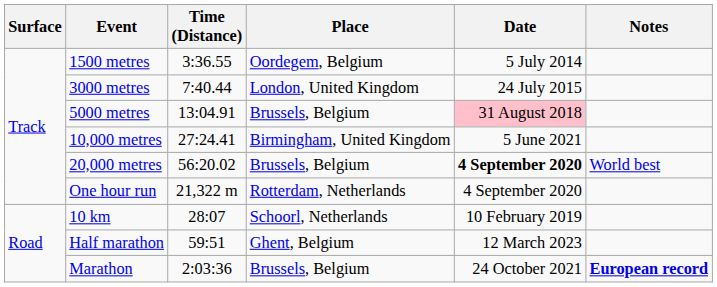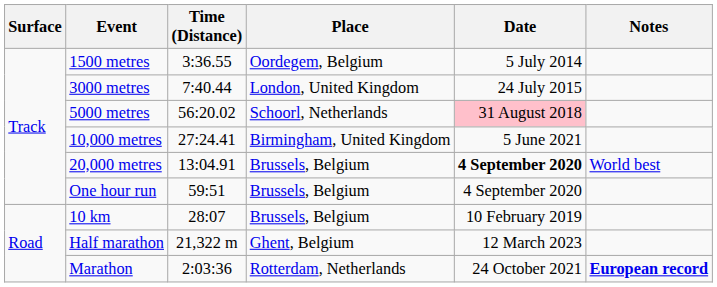(207, 113) 13:04.91 -> (207, 113) 56:20.02
(310, 113) Brussels, Belgium -> (319, 113) Schoorl, Netherlands
(207, 165) 56:20.02 -> (207, 165) 13:04.91
(207, 191) 21,322 m -> (207, 191) 59:51
(328, 191) Rotterdam, Netherlands -> (310, 191) Brussels, Belgium
(319, 216) Schoorl, Netherlands -> (310, 216) Brussels, Belgium
(207, 242) 59:51 -> (207, 242) 21,322 m
(310, 268) Brussels, Belgium -> (328, 268) Rotterdam, Netherlands
